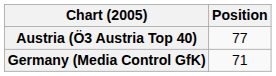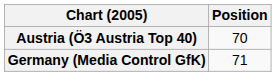(240, 37) 77 -> (240, 37) 70
